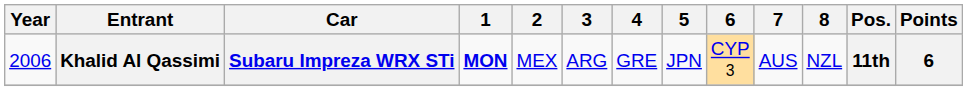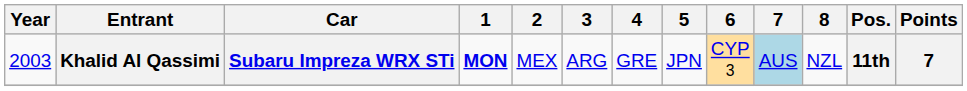(30, 59) 2006 -> (30, 59) 2003
(778, 59) no background -> (778, 59) lightblue background
(929, 59) 6 -> (929, 59) 7
